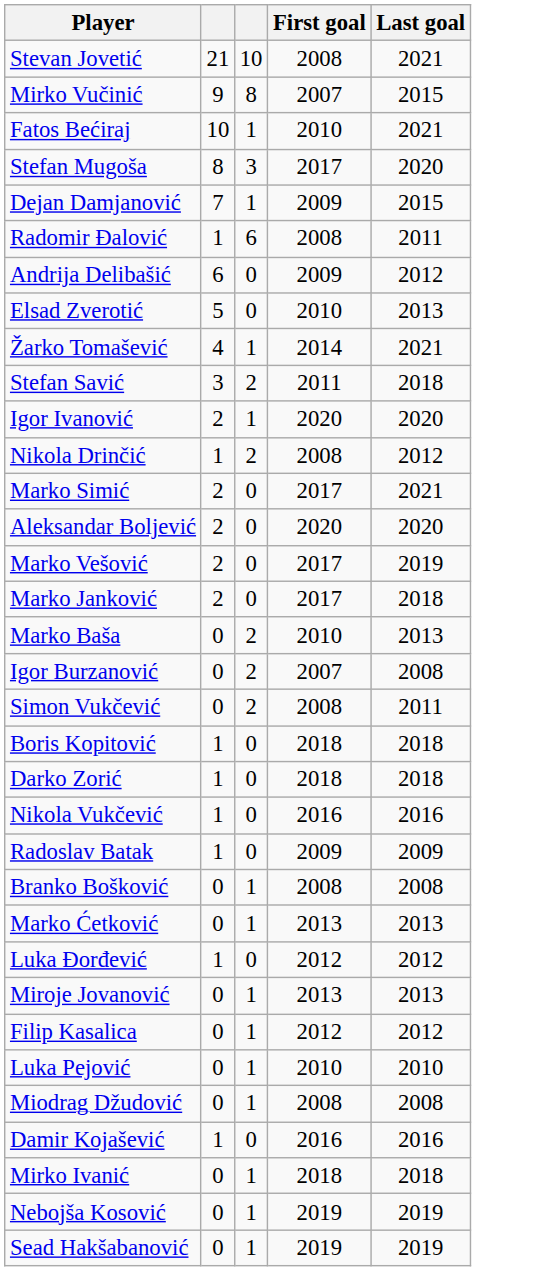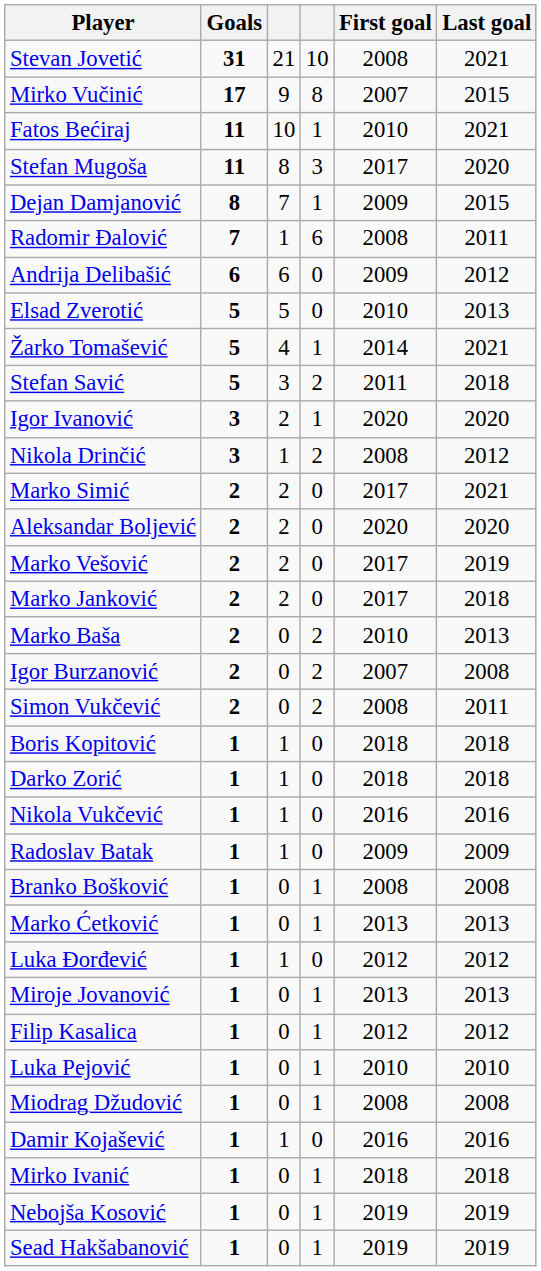+ column: (234, 22)
